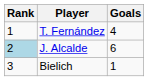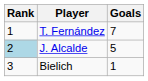(113, 31) 4 -> (113, 31) 7
(113, 48) 6 -> (113, 48) 5
